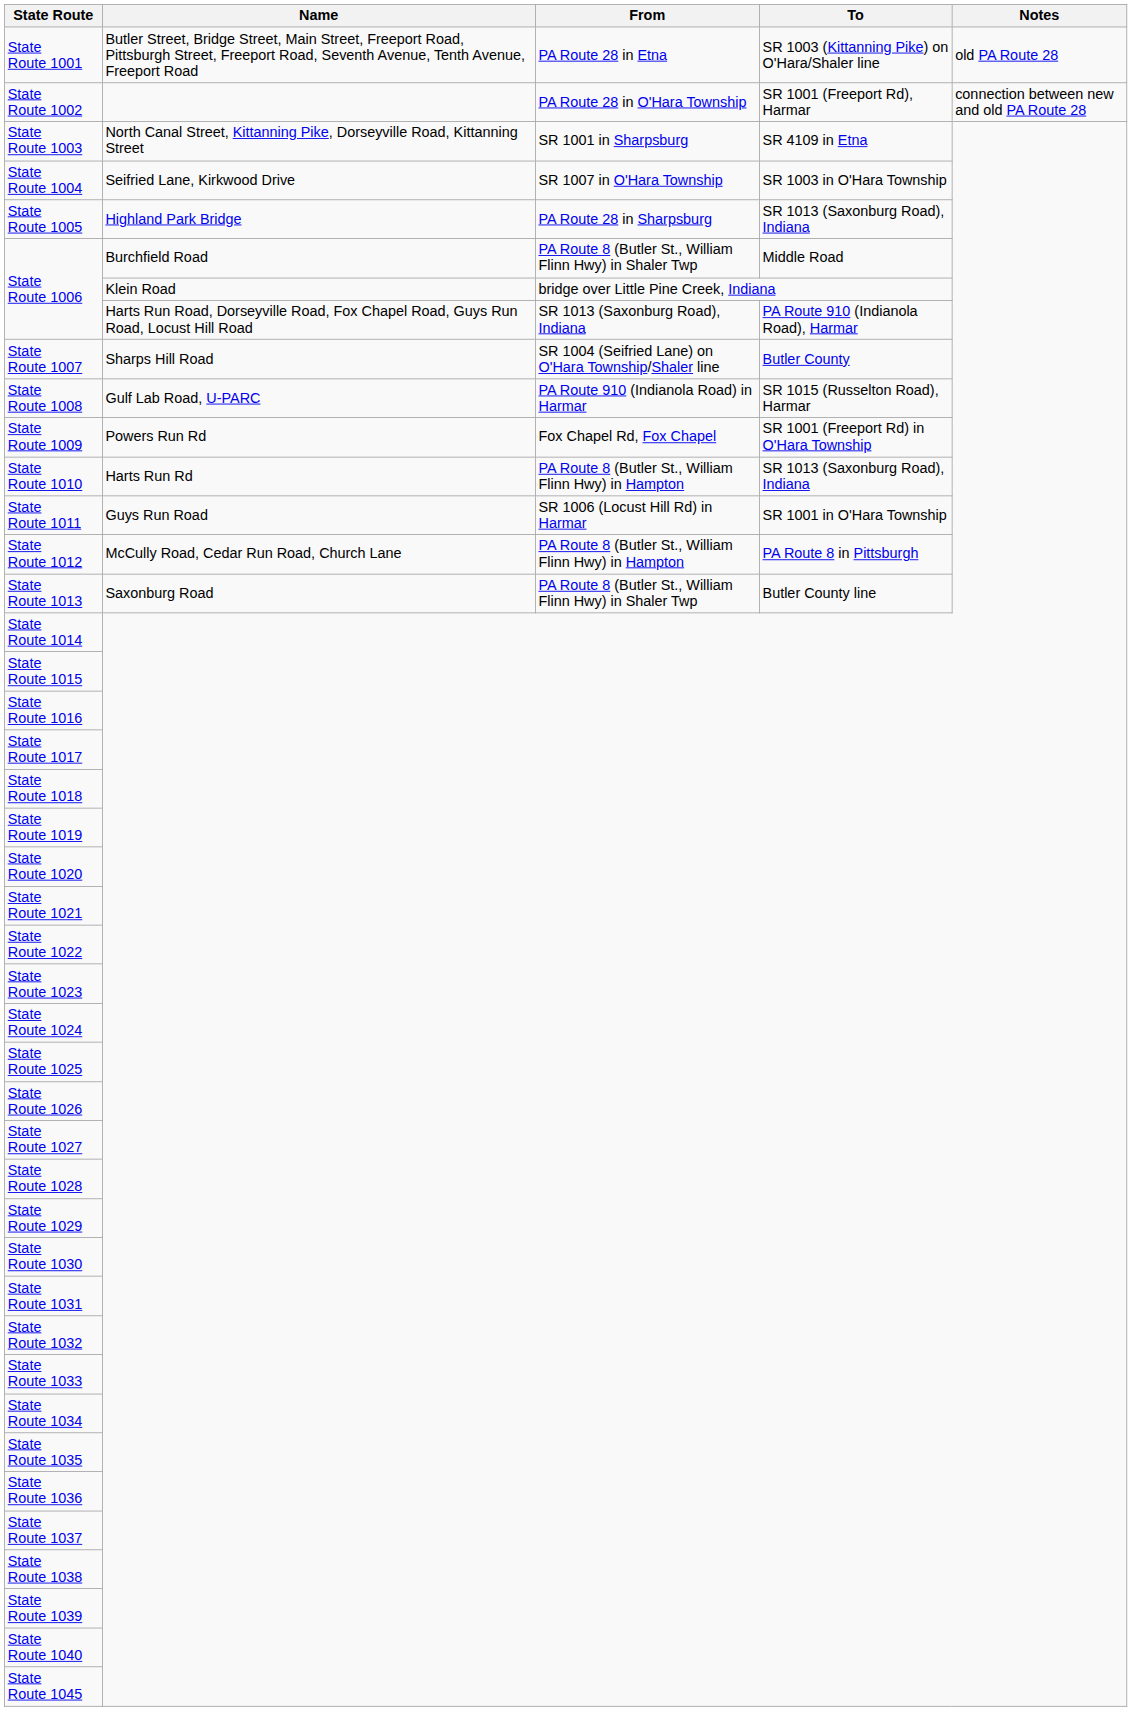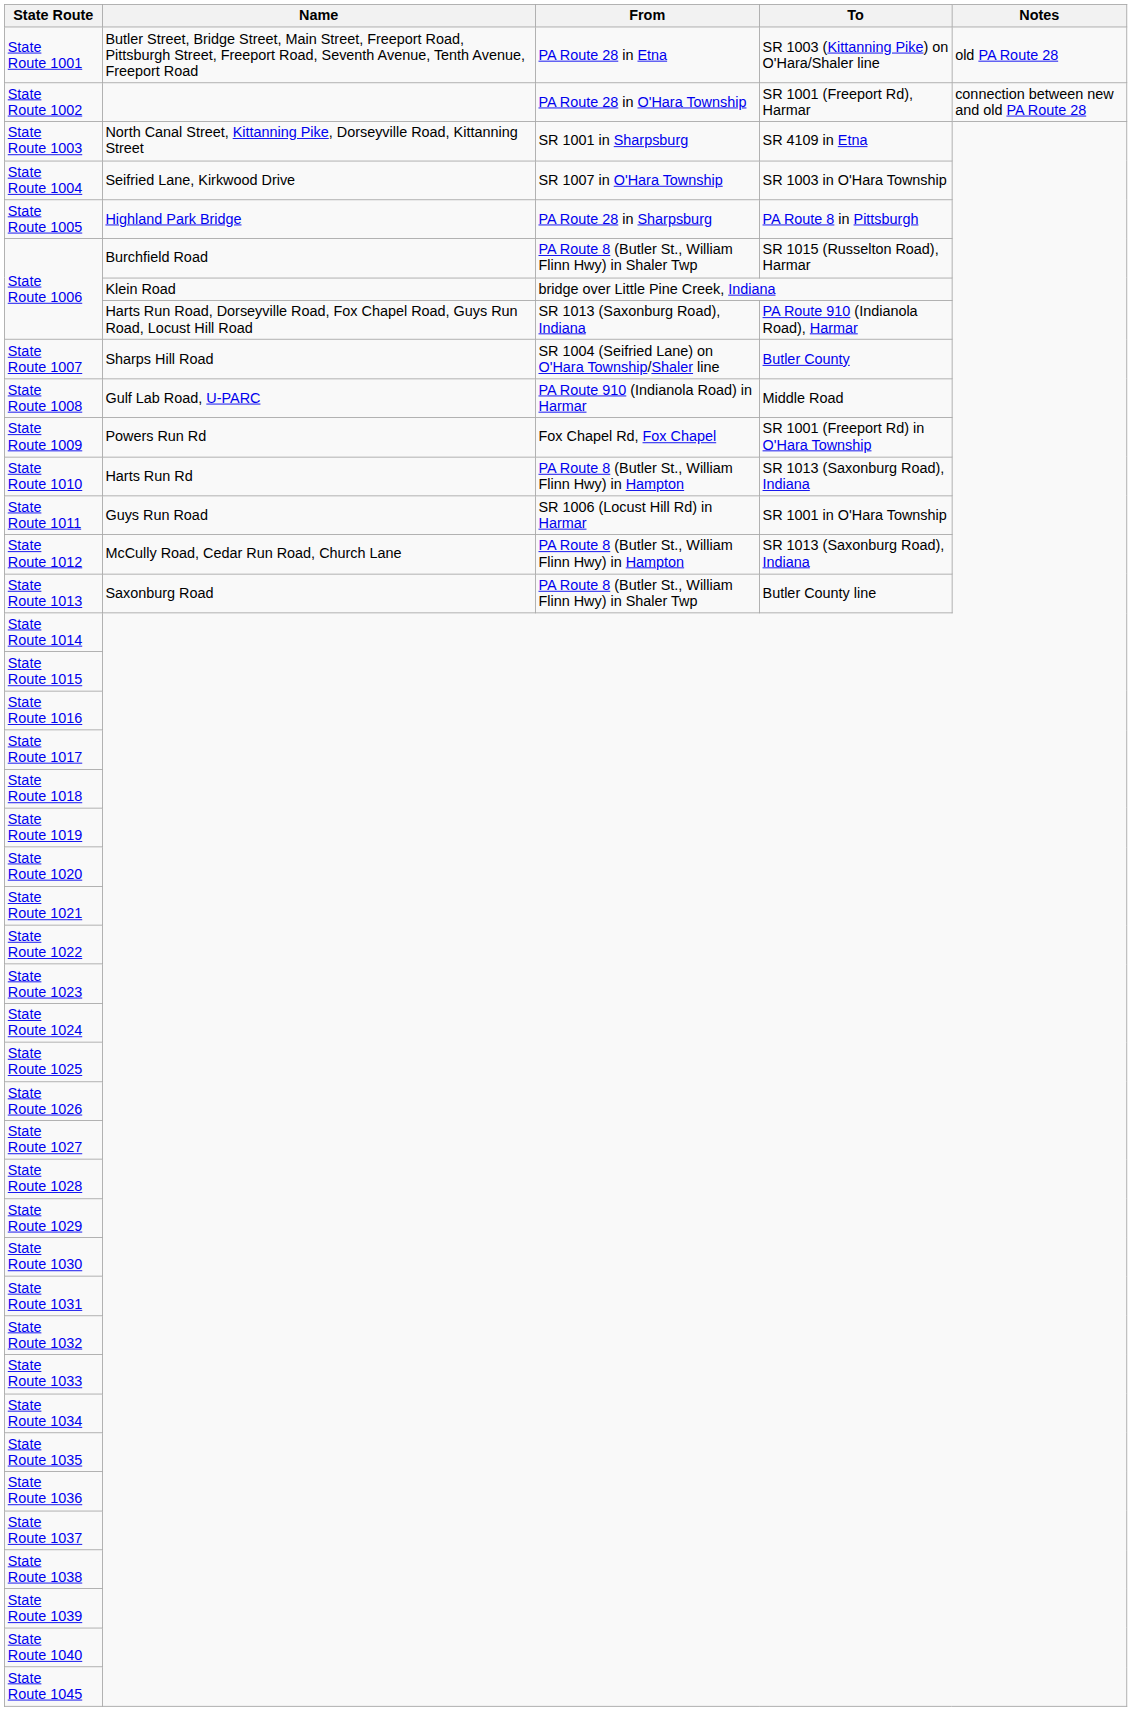(853, 219) SR 1013 (Saxonburg Road), Indiana -> (840, 219) PA Route 8 in Pittsburgh
(803, 258) Middle Road -> (851, 258) SR 1015 (Russelton Road), Harmar
(851, 398) SR 1015 (Russelton Road), Harmar -> (803, 398) Middle Road
(840, 554) PA Route 8 in Pittsburgh -> (853, 554) SR 1013 (Saxonburg Road), Indiana
